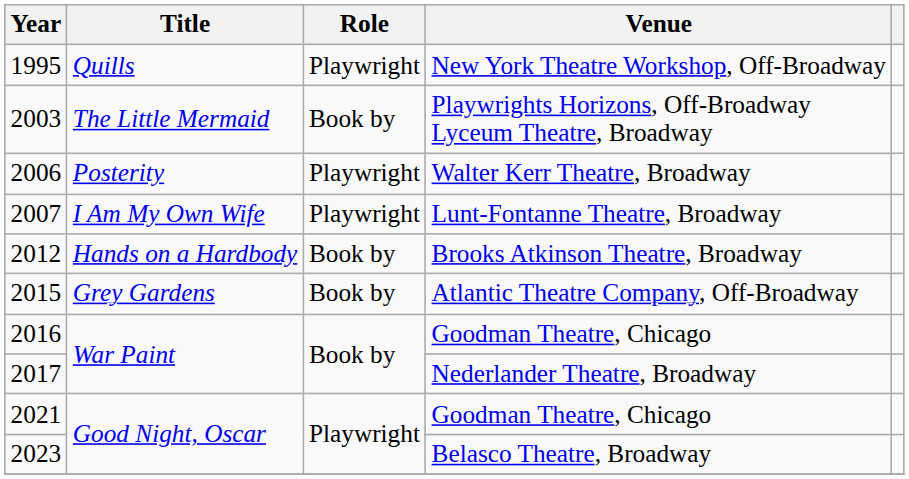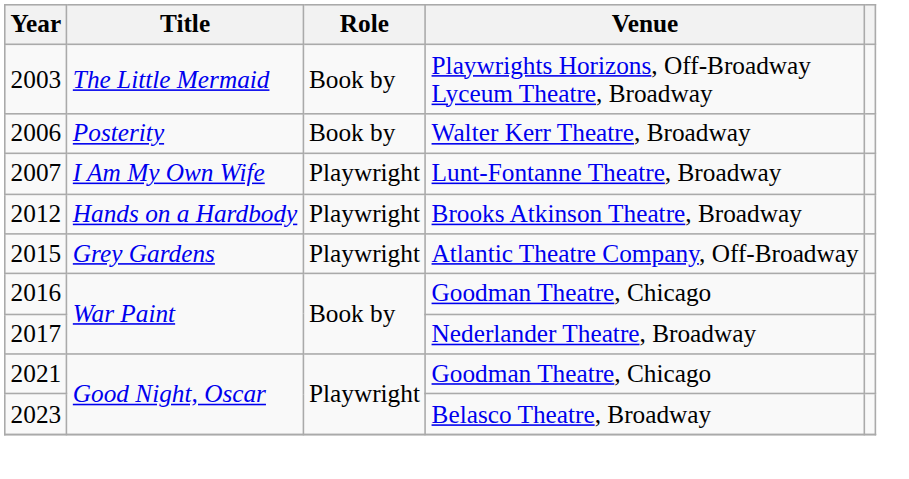- row: (36, 64)
(364, 173) Playwright -> (352, 133) Book by
(352, 253) Book by -> (364, 213) Playwright
(352, 293) Book by -> (364, 253) Playwright
